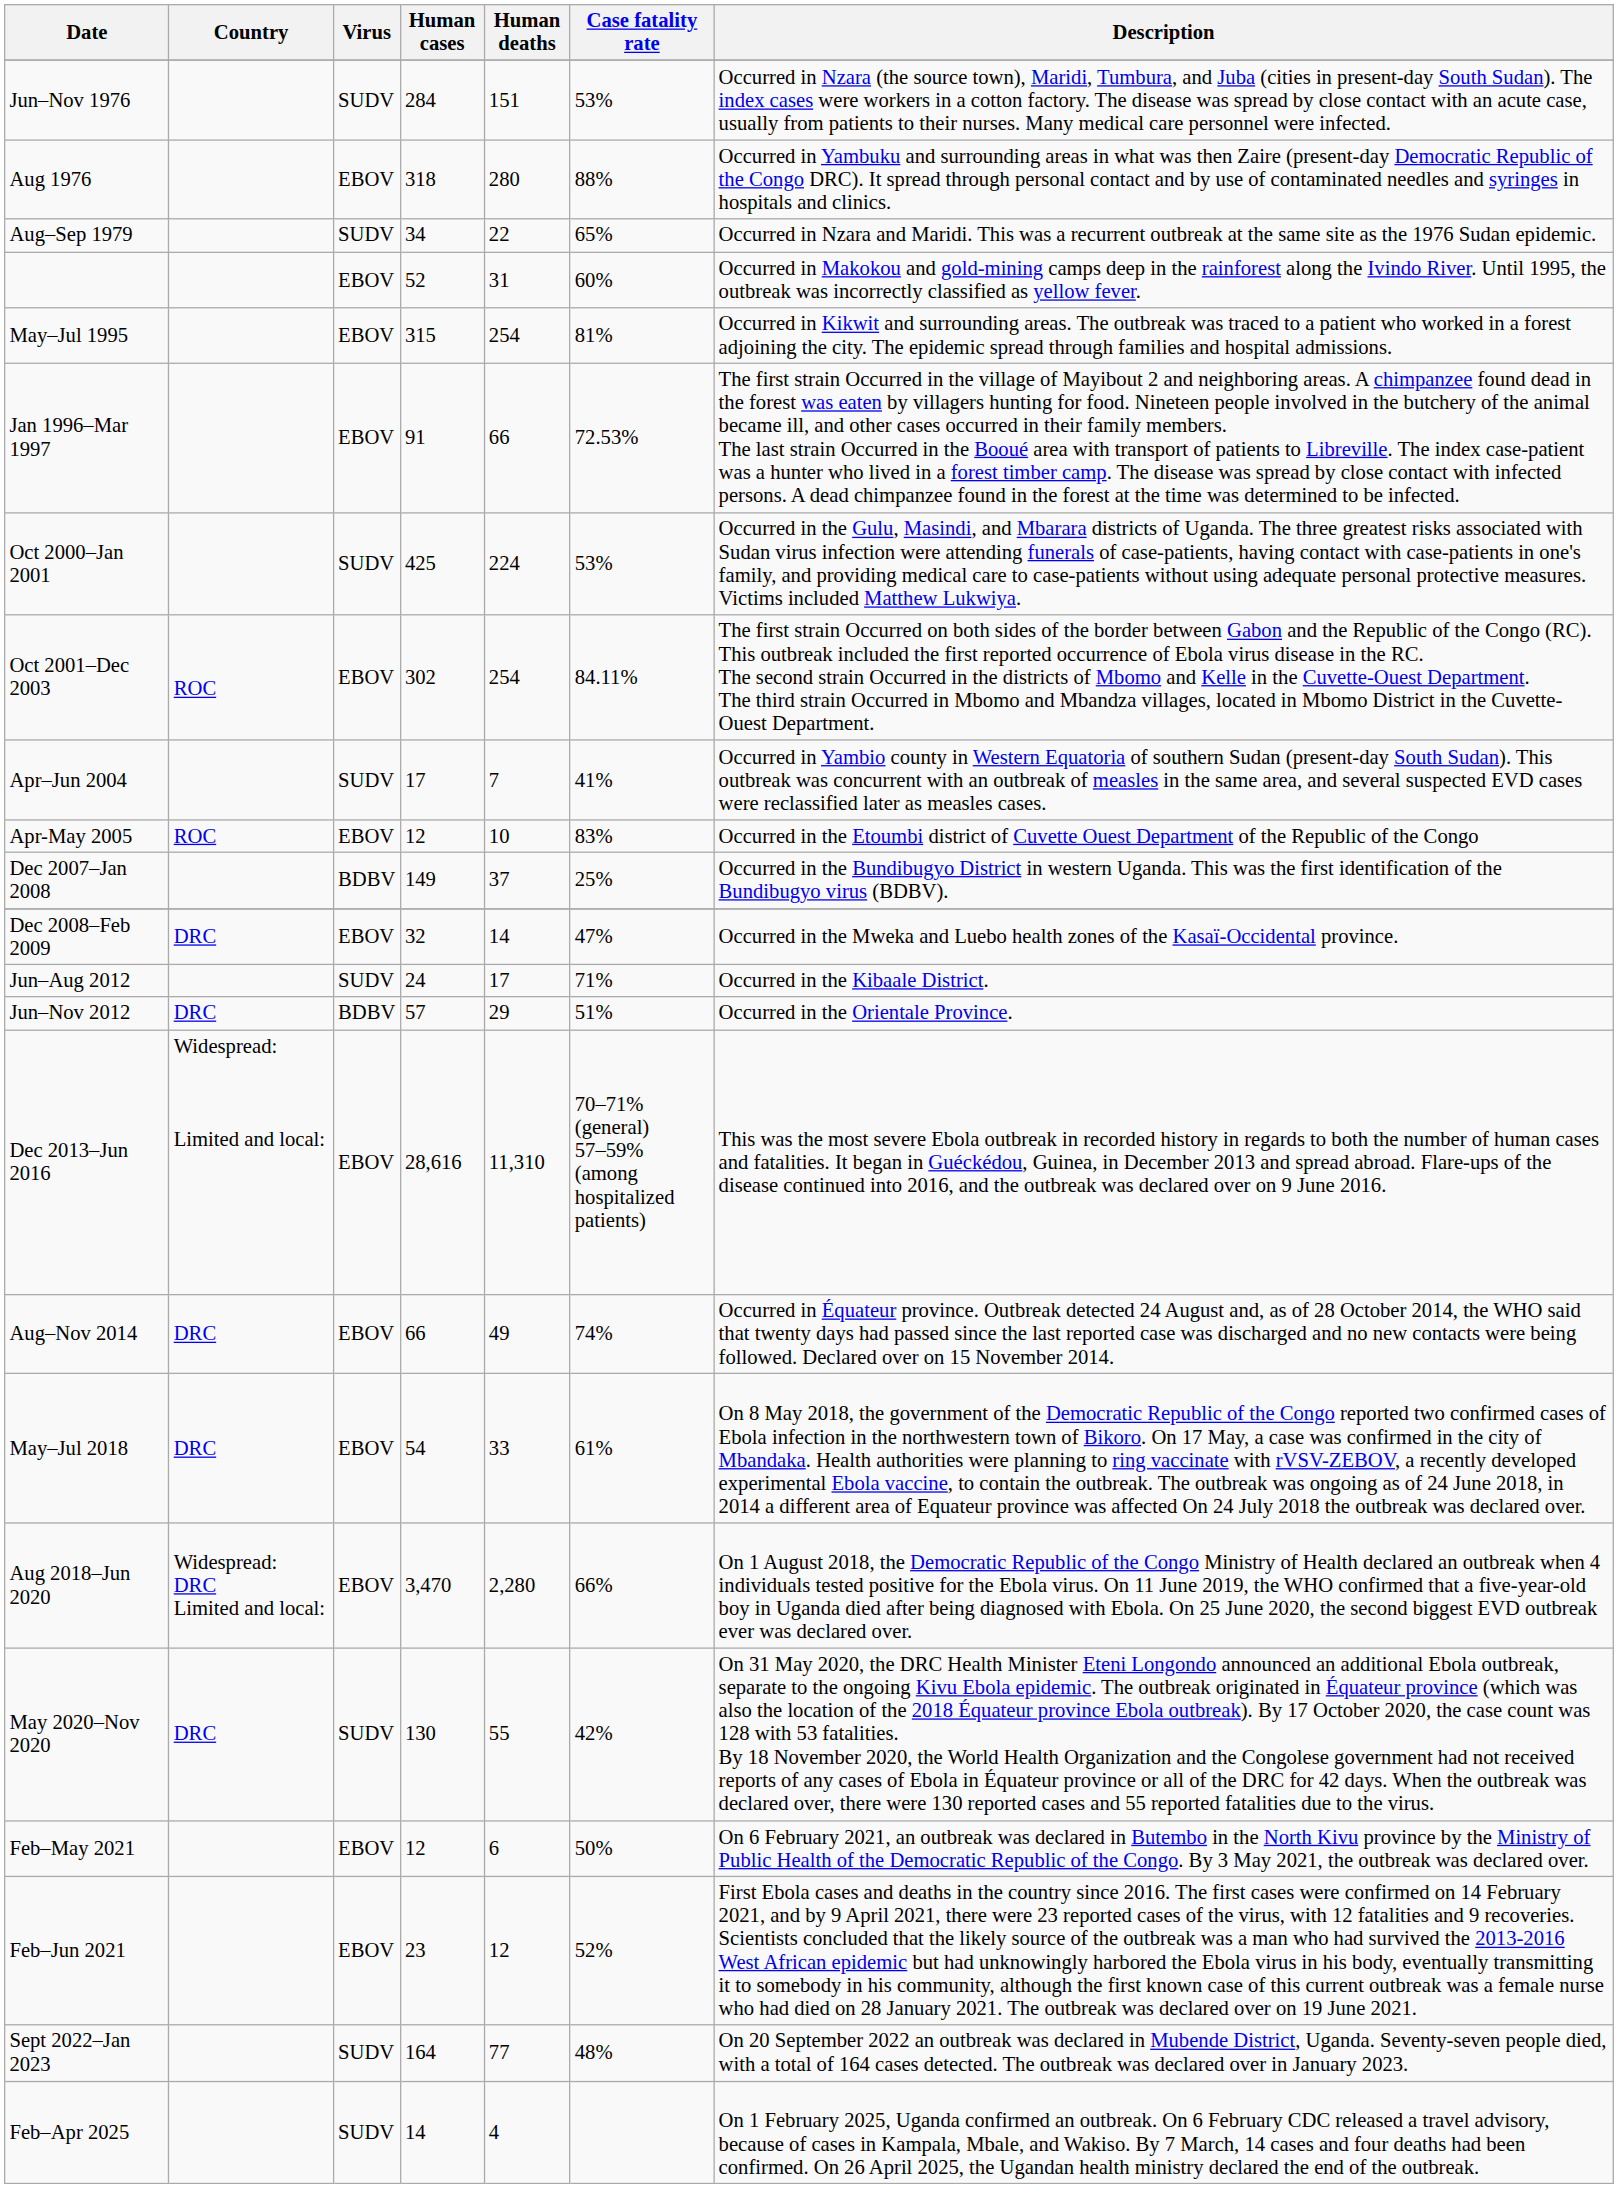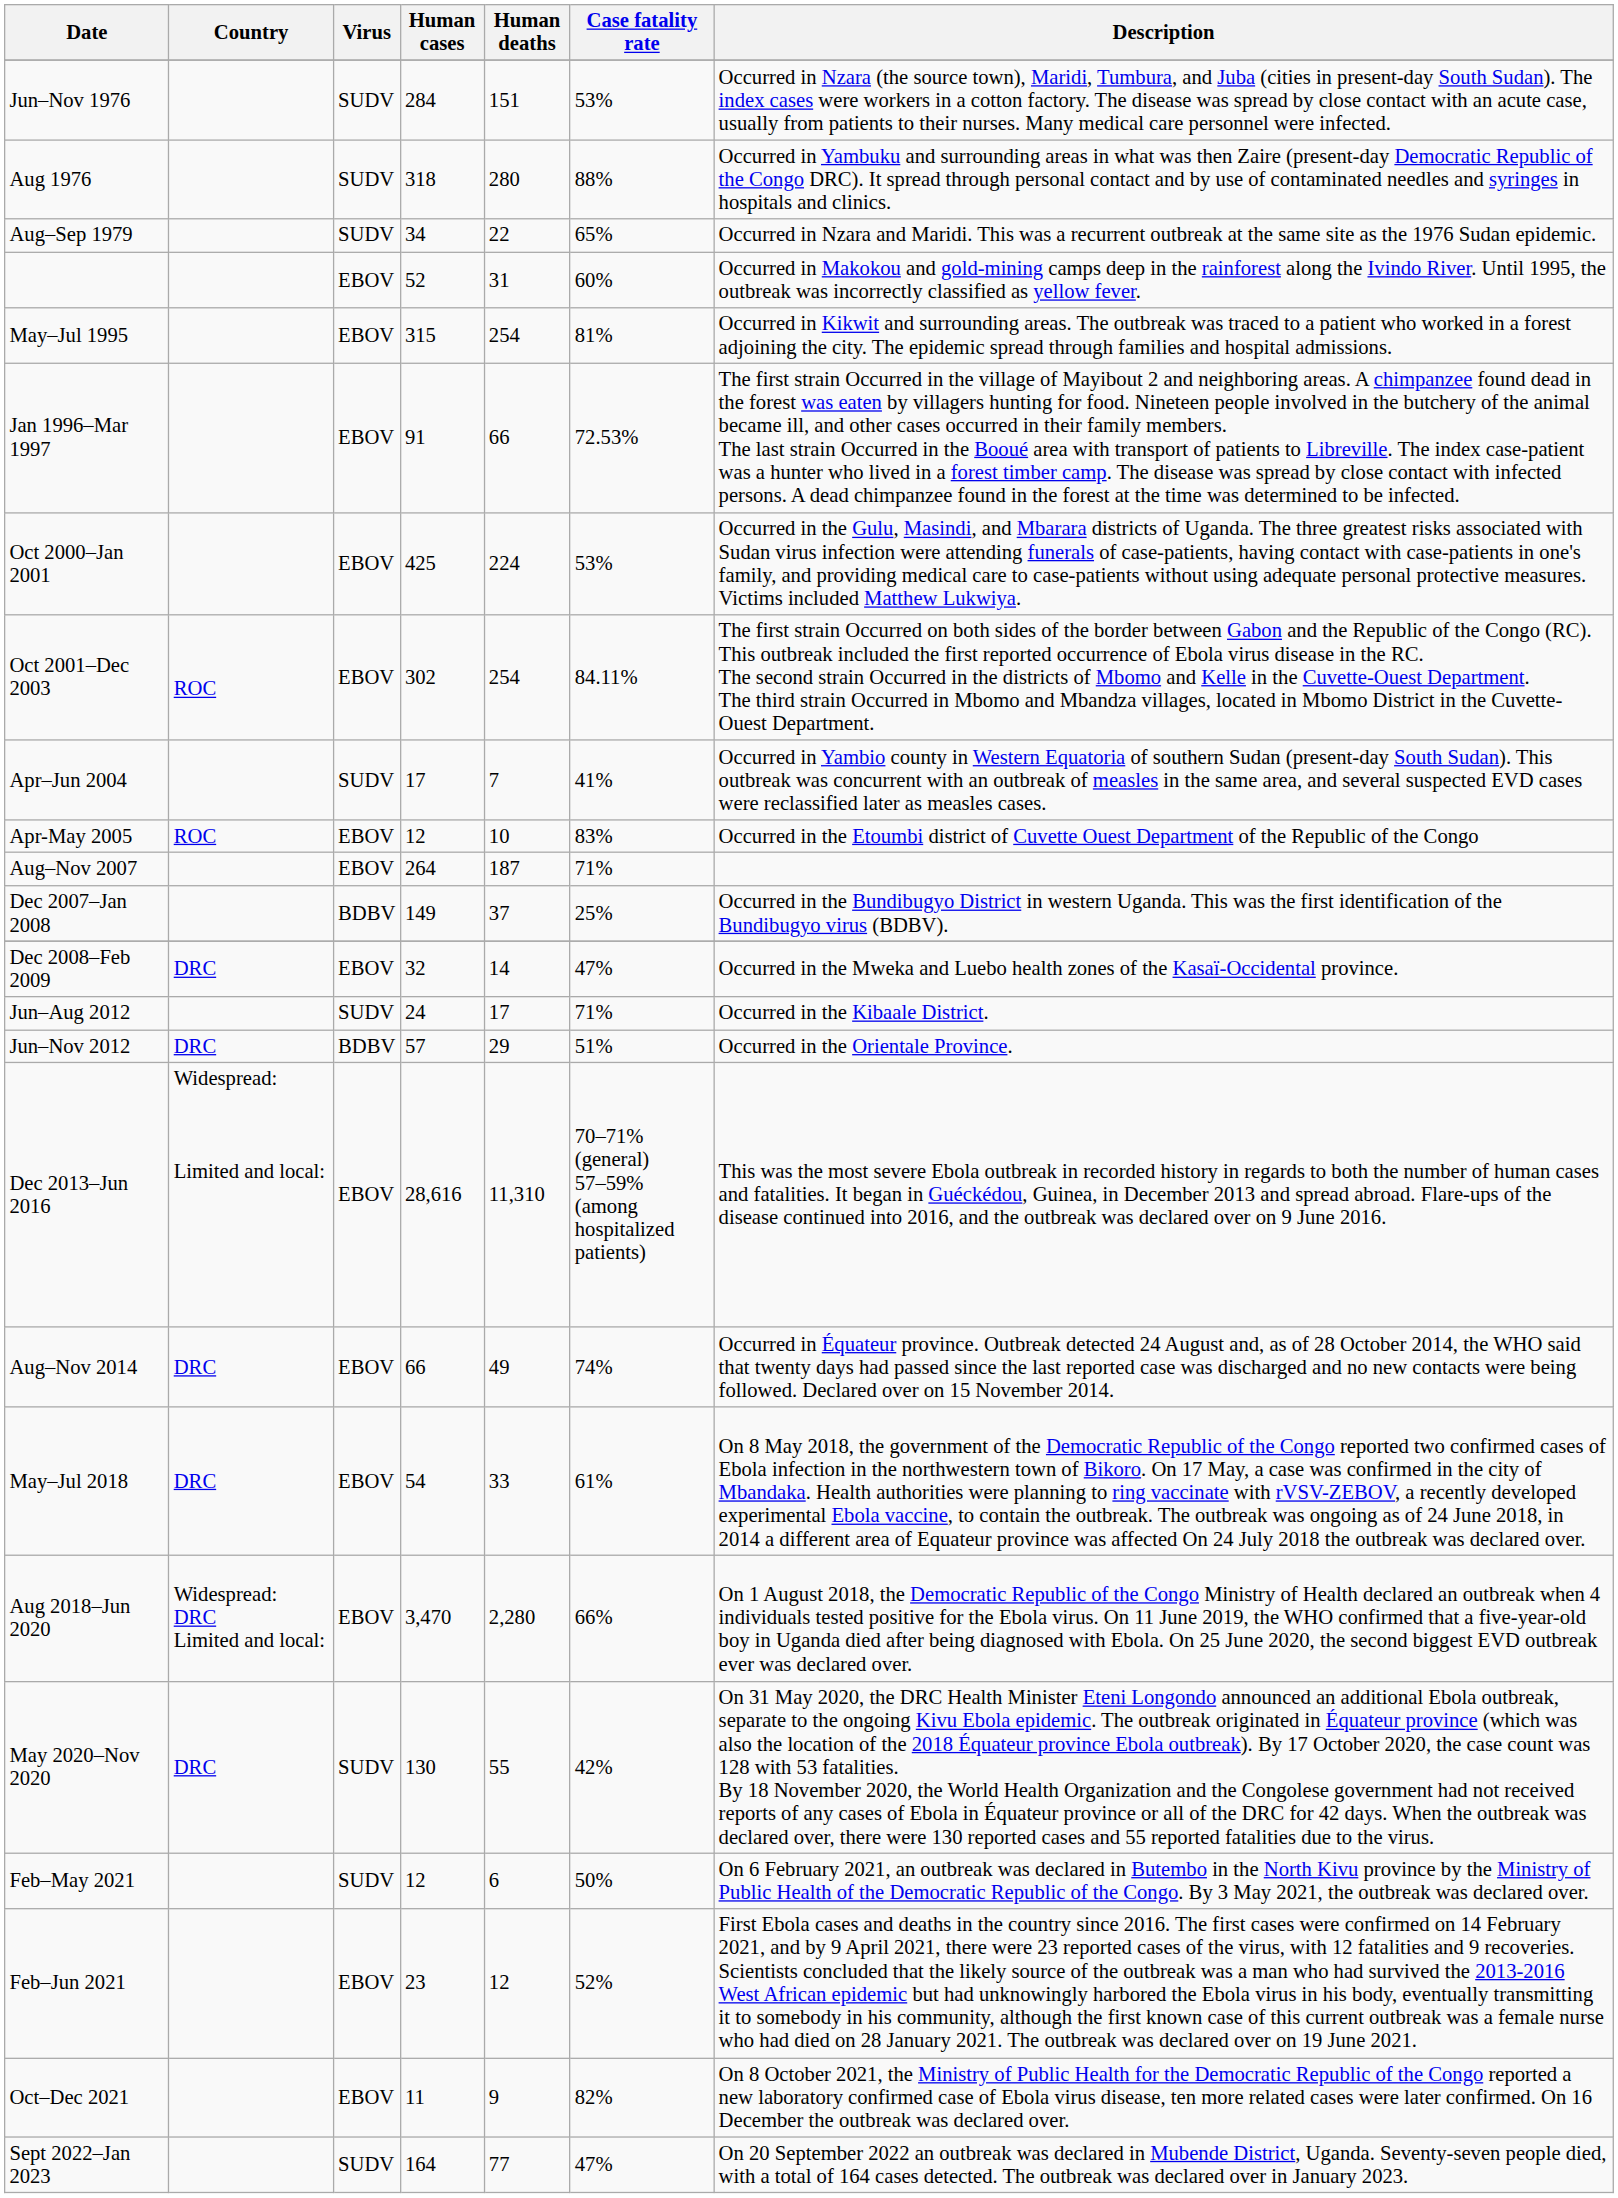(366, 179) EBOV -> (366, 179) SUDV
(366, 563) SUDV -> (366, 563) EBOV
+ row: (73, 868)
(366, 1848) EBOV -> (366, 1880) SUDV
+ row: (69, 2097)
(594, 2052) 48% -> (594, 2164) 47%
- row: (69, 2132)
